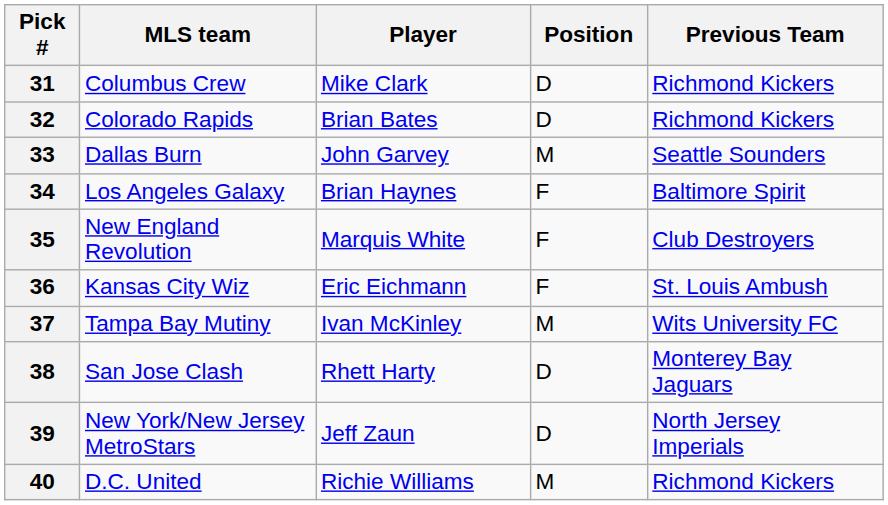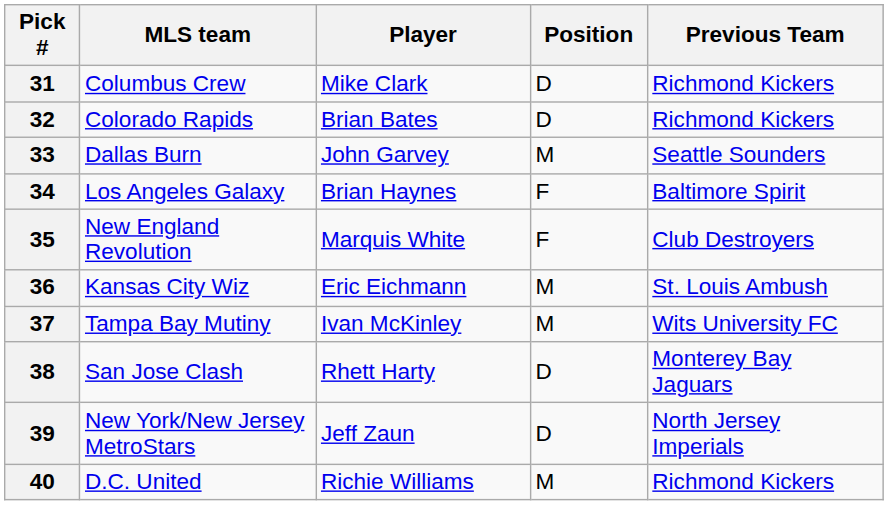(542, 287) F -> (545, 287) M
